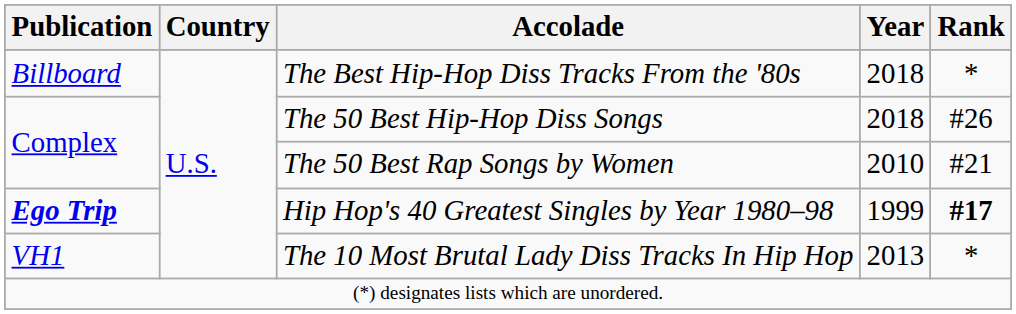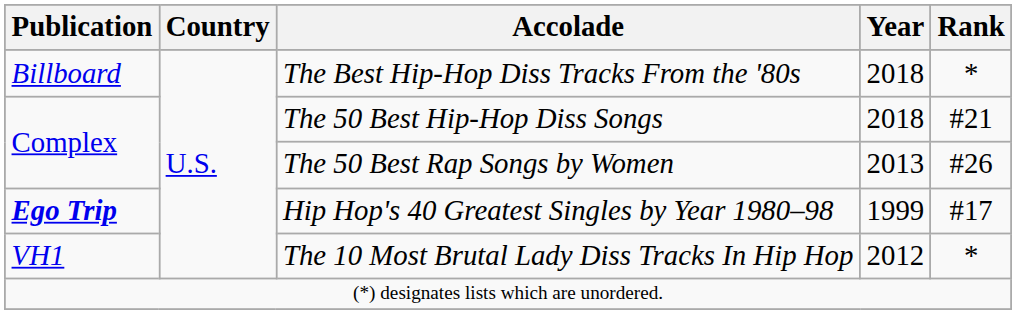(971, 118) #26 -> (971, 118) #21
(895, 164) 2010 -> (895, 164) 2013
(971, 164) #21 -> (971, 164) #26
(971, 210) bold -> (971, 210) normal
(895, 255) 2013 -> (895, 255) 2012
